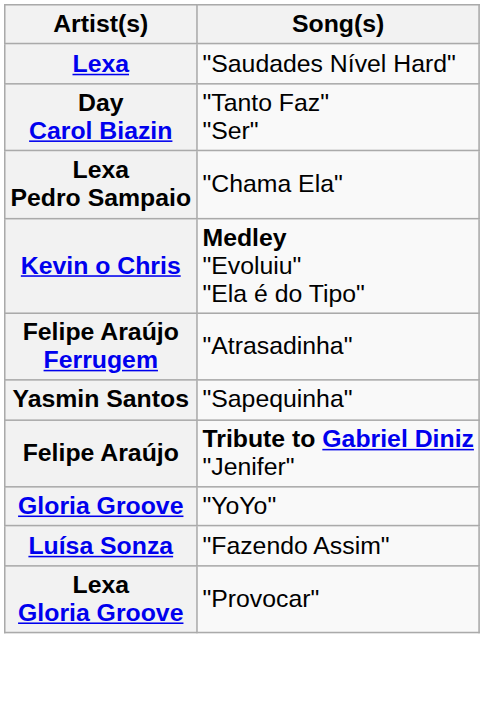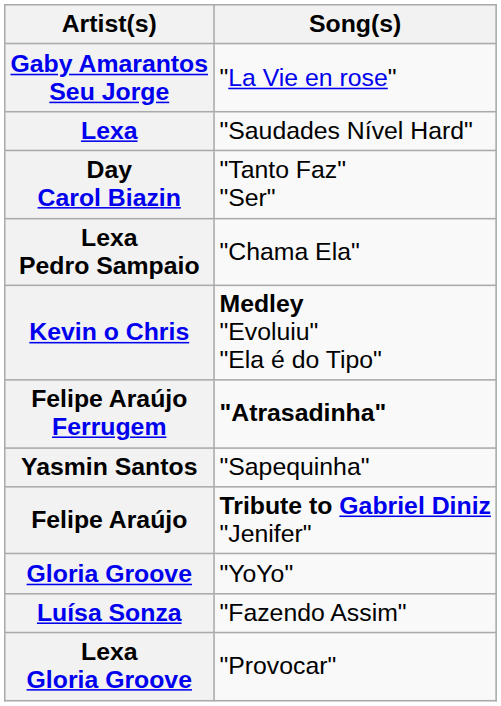+ row: (109, 77)
(277, 346) normal -> (303, 413) bold
